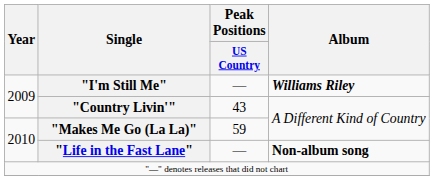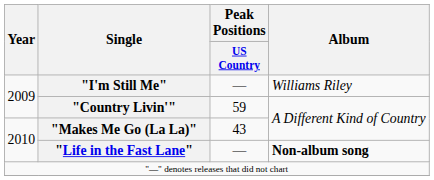(313, 85) bold -> (312, 85) normal
(239, 107) 43 -> (239, 107) 59
(239, 129) 59 -> (239, 129) 43
